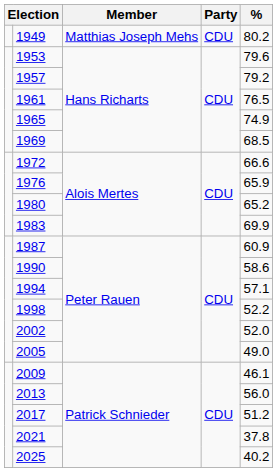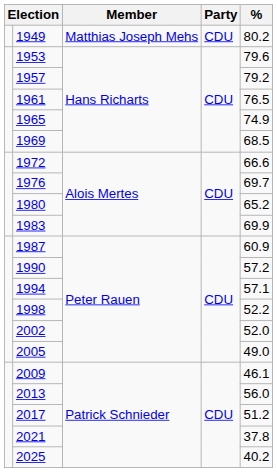(257, 183) 65.9 -> (257, 183) 69.7
(257, 267) 58.6 -> (257, 267) 57.2
